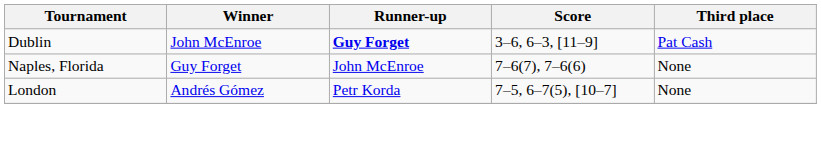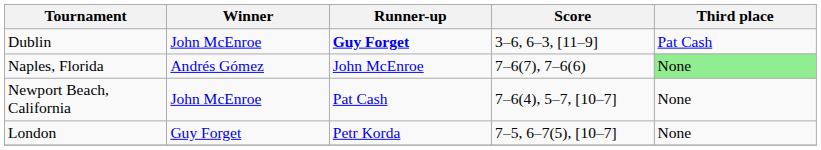(206, 66) Guy Forget -> (217, 66) Andrés Gómez
(674, 66) no background -> (674, 66) lightgreen background
+ row: (58, 99)
(217, 90) Andrés Gómez -> (206, 132) Guy Forget
